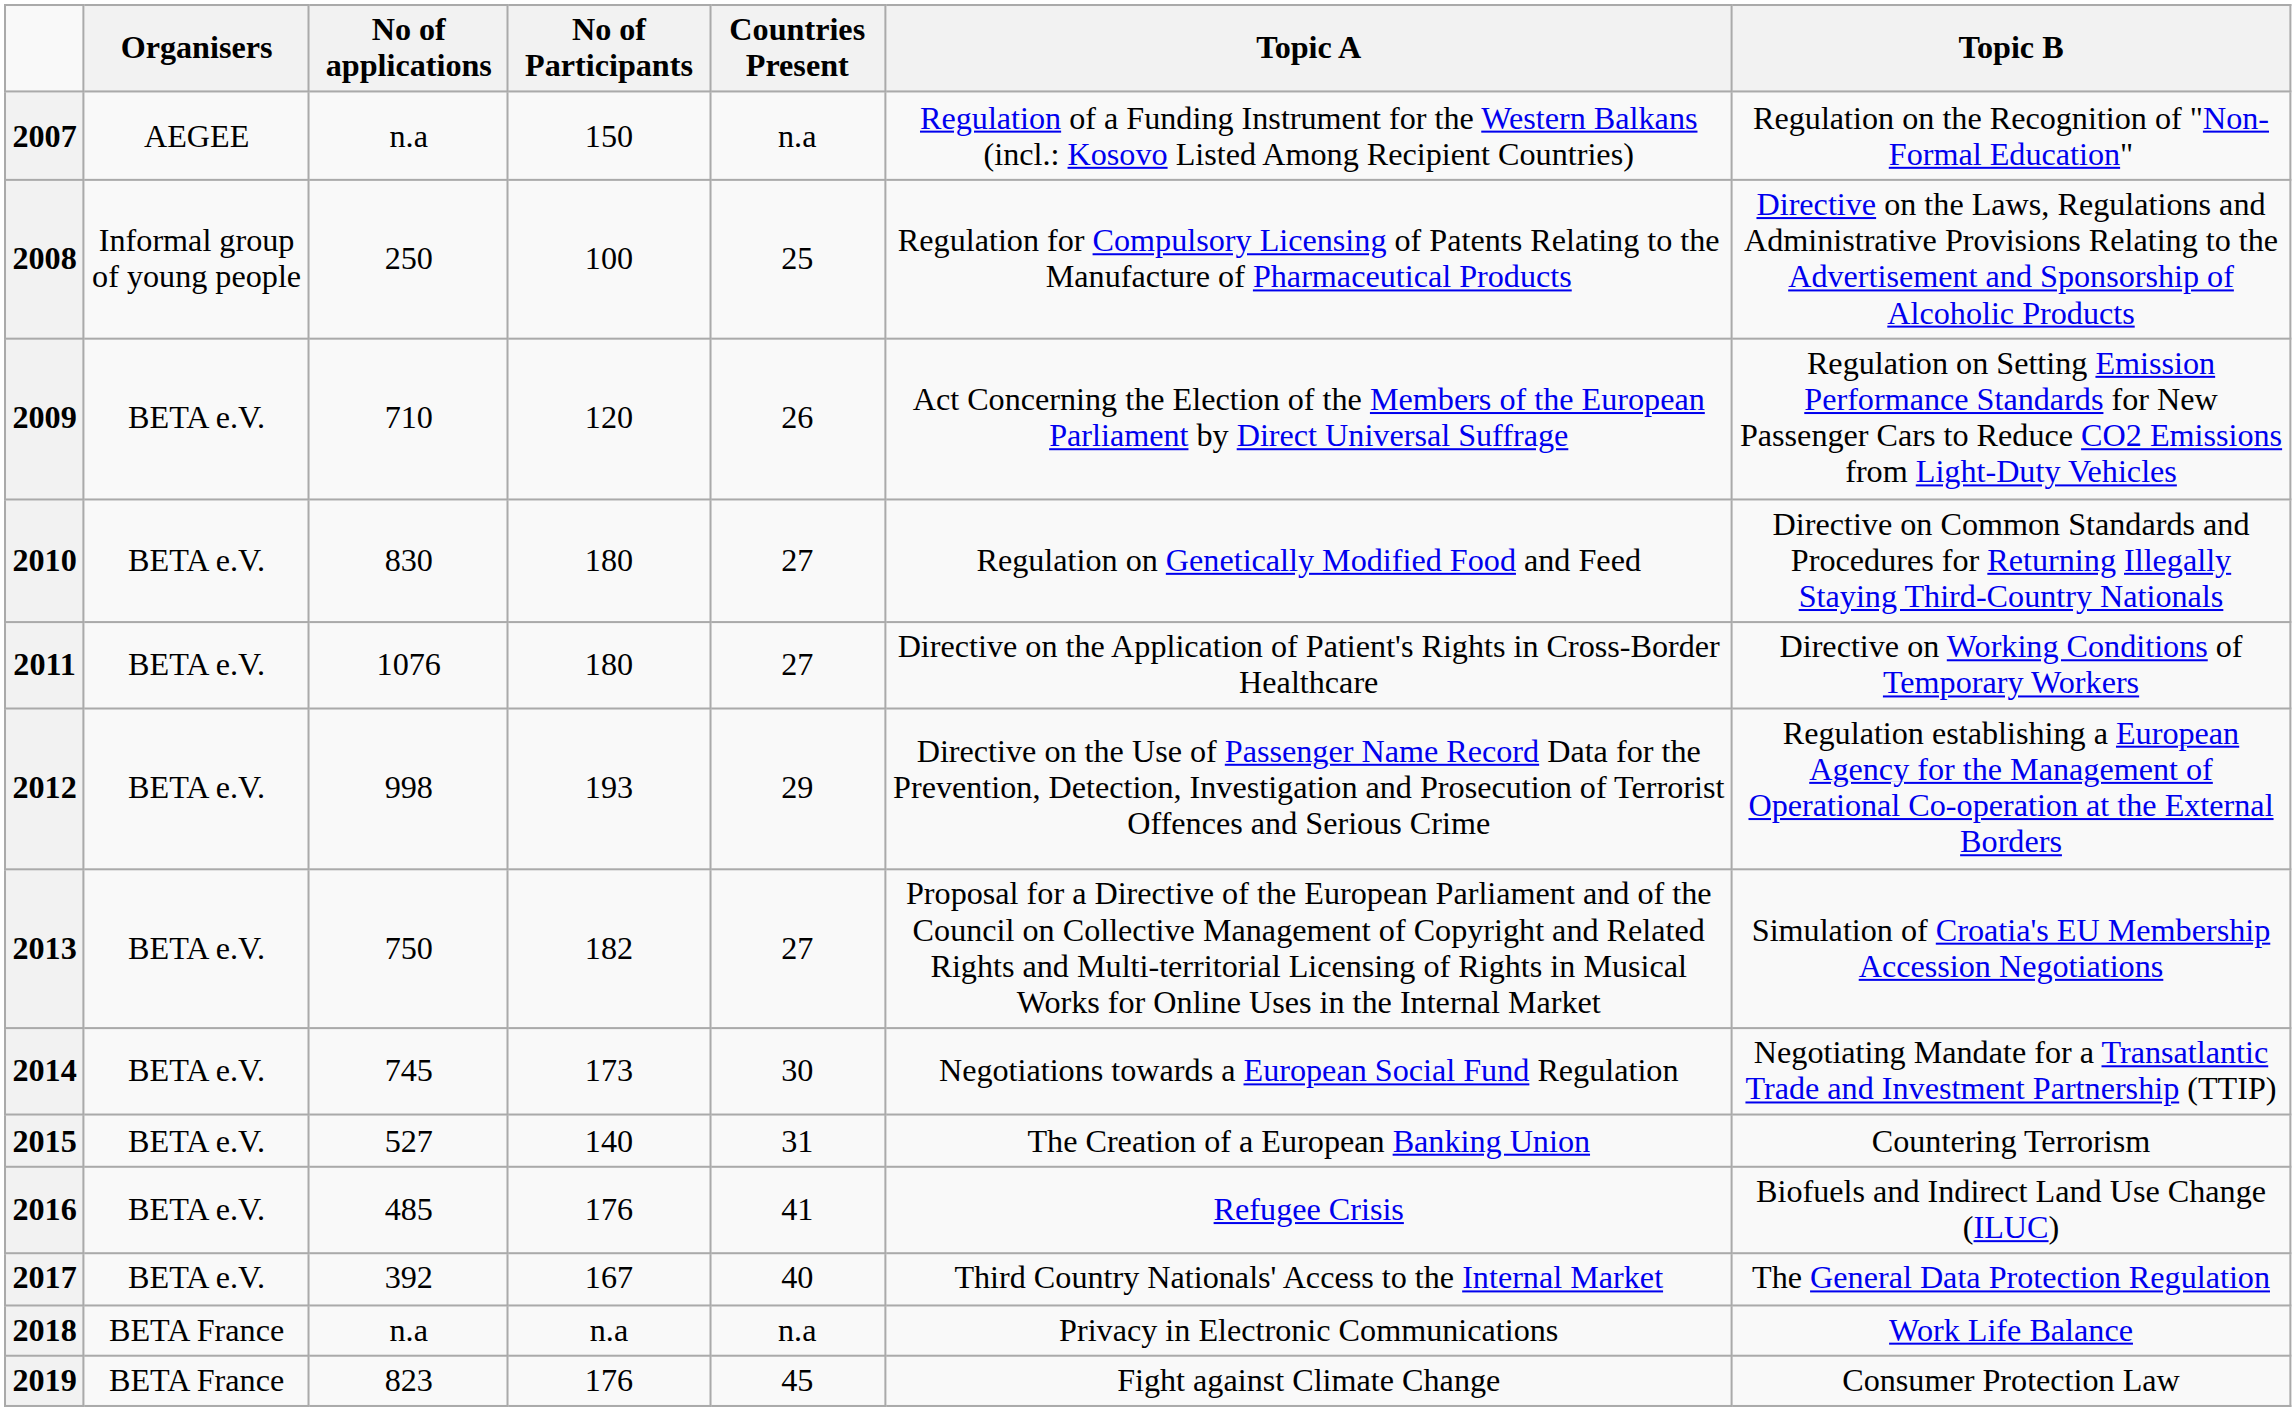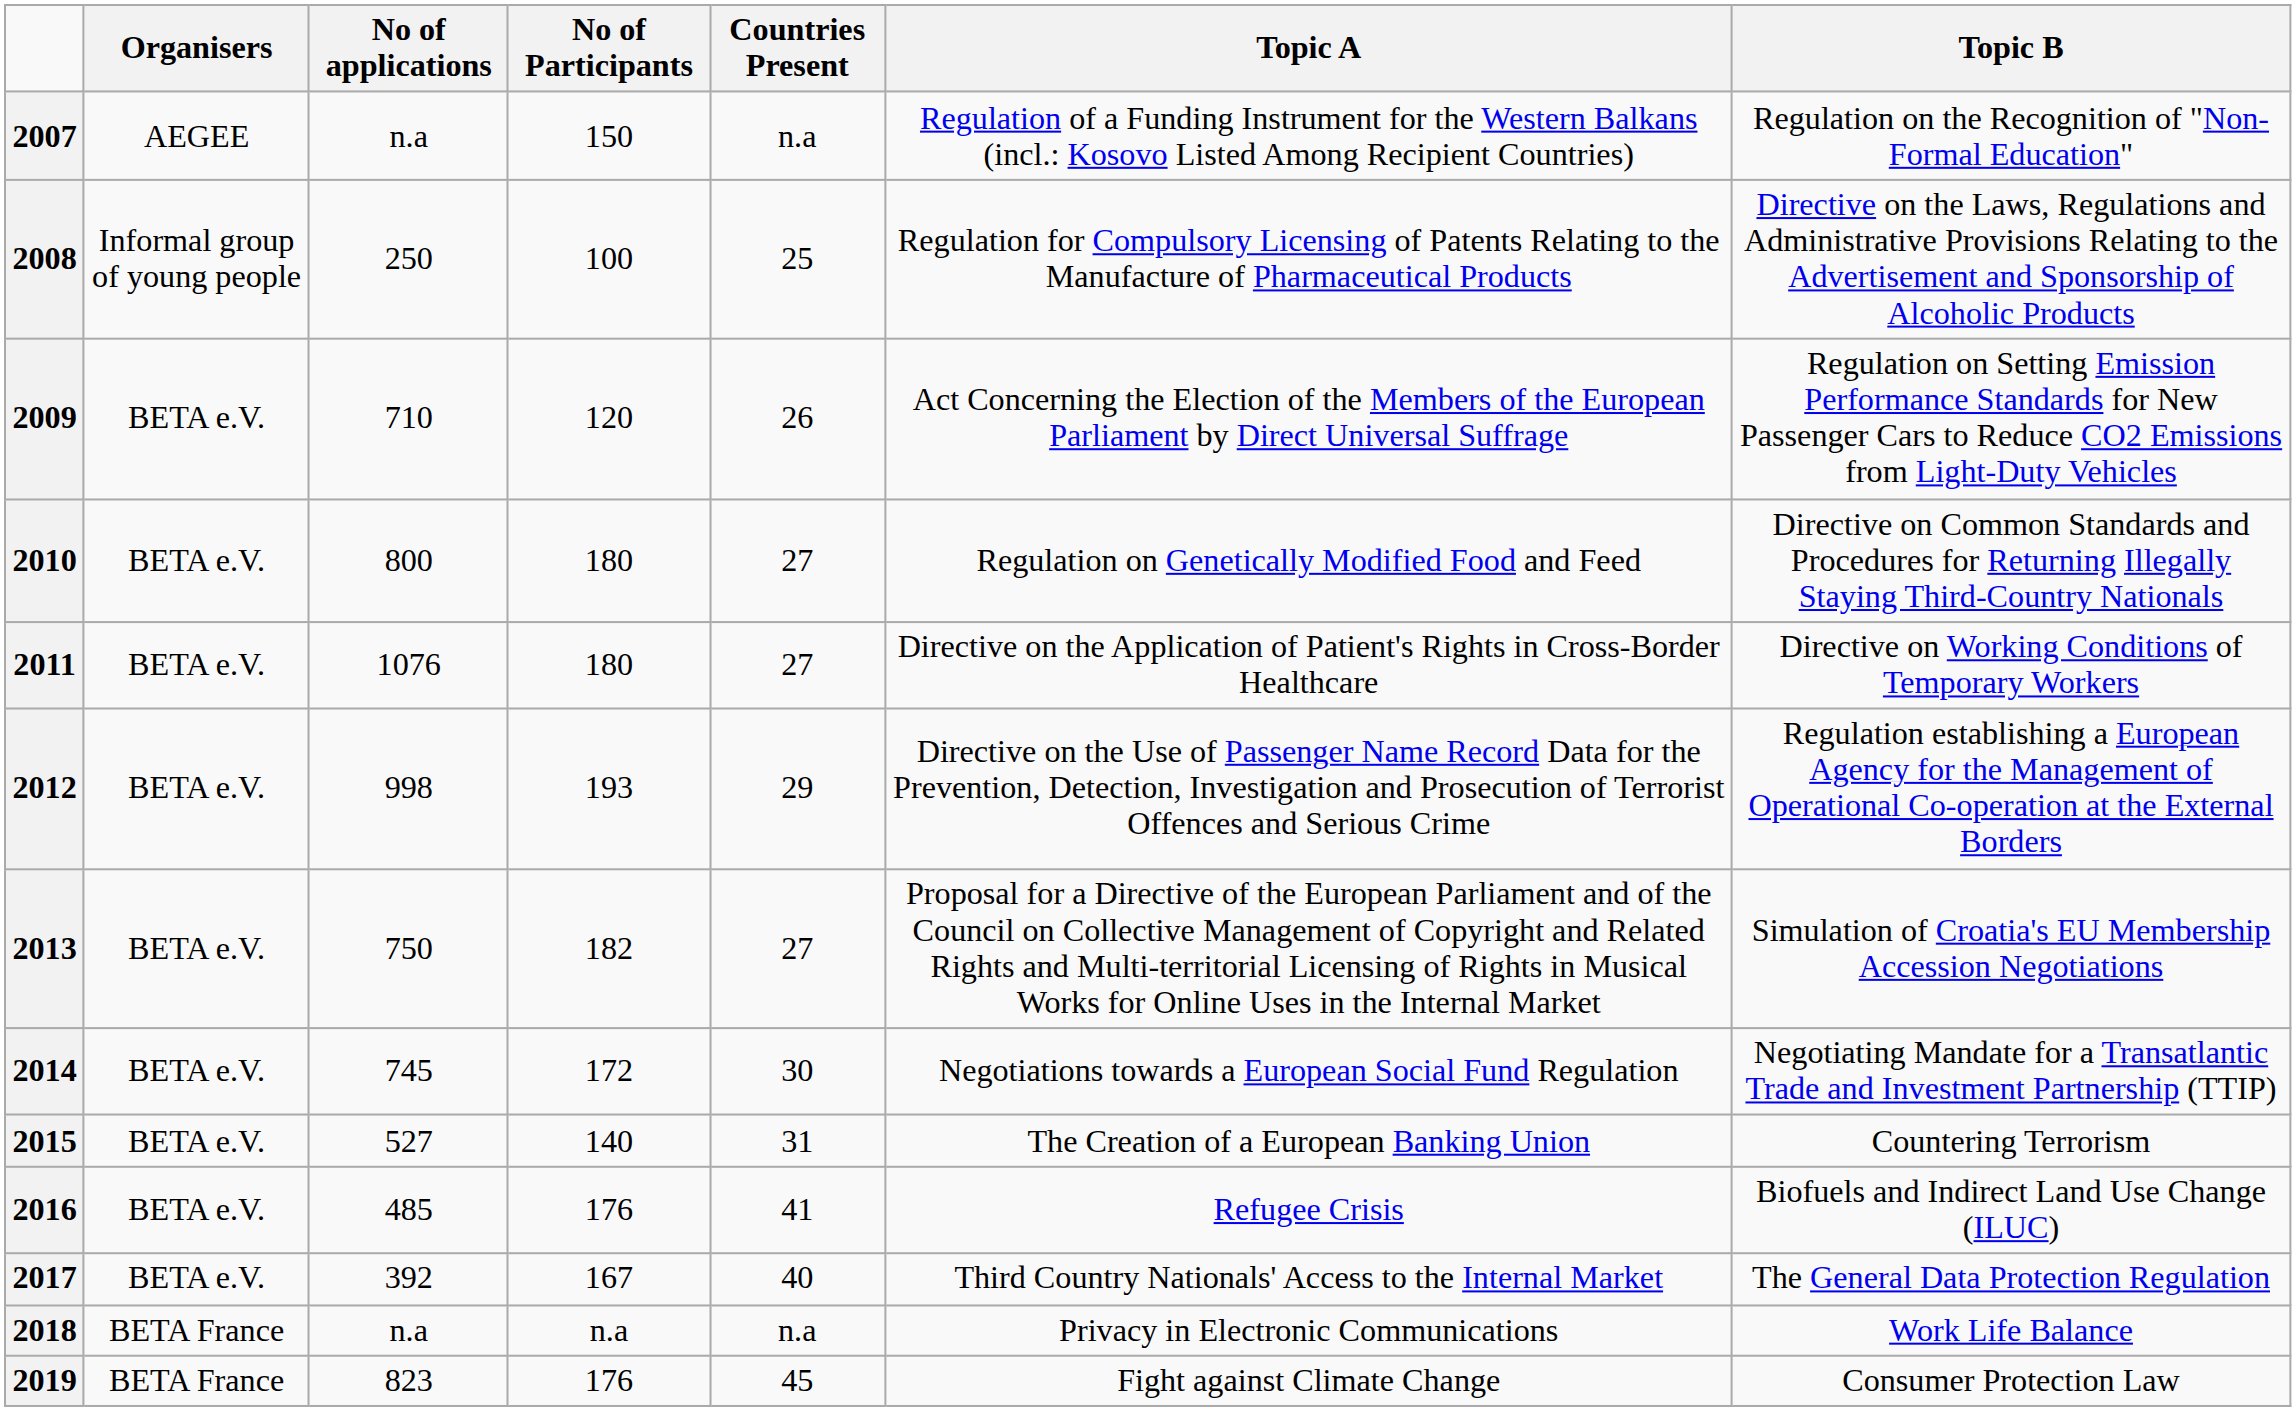(409, 559) 830 -> (409, 559) 800
(609, 1071) 173 -> (609, 1071) 172
